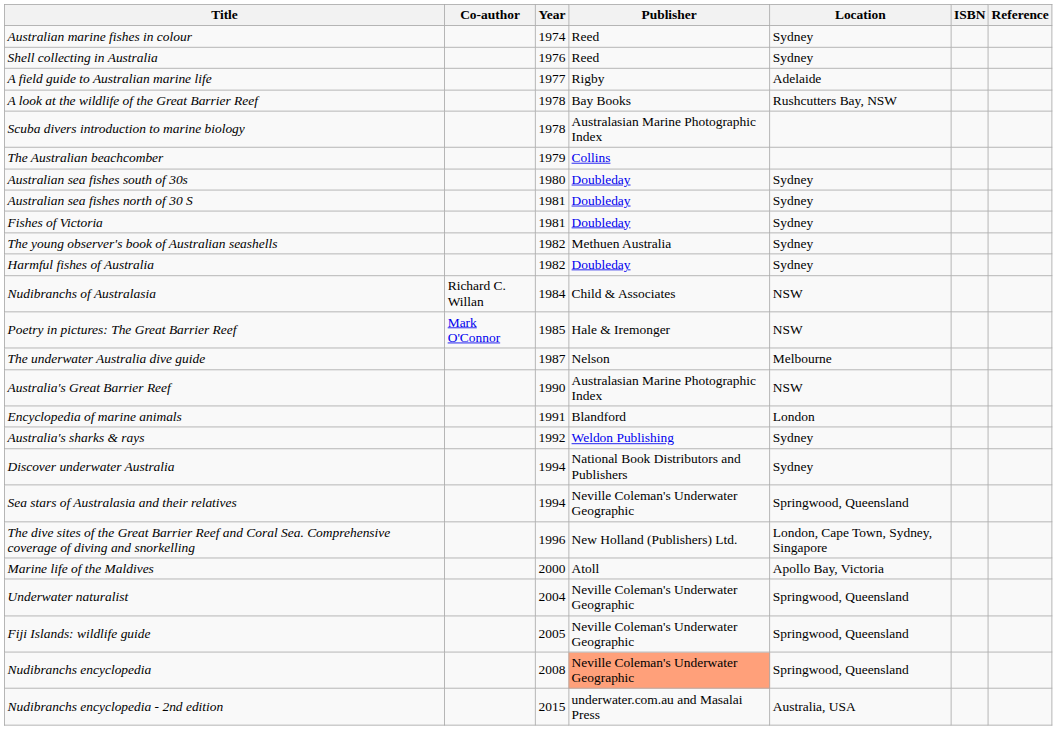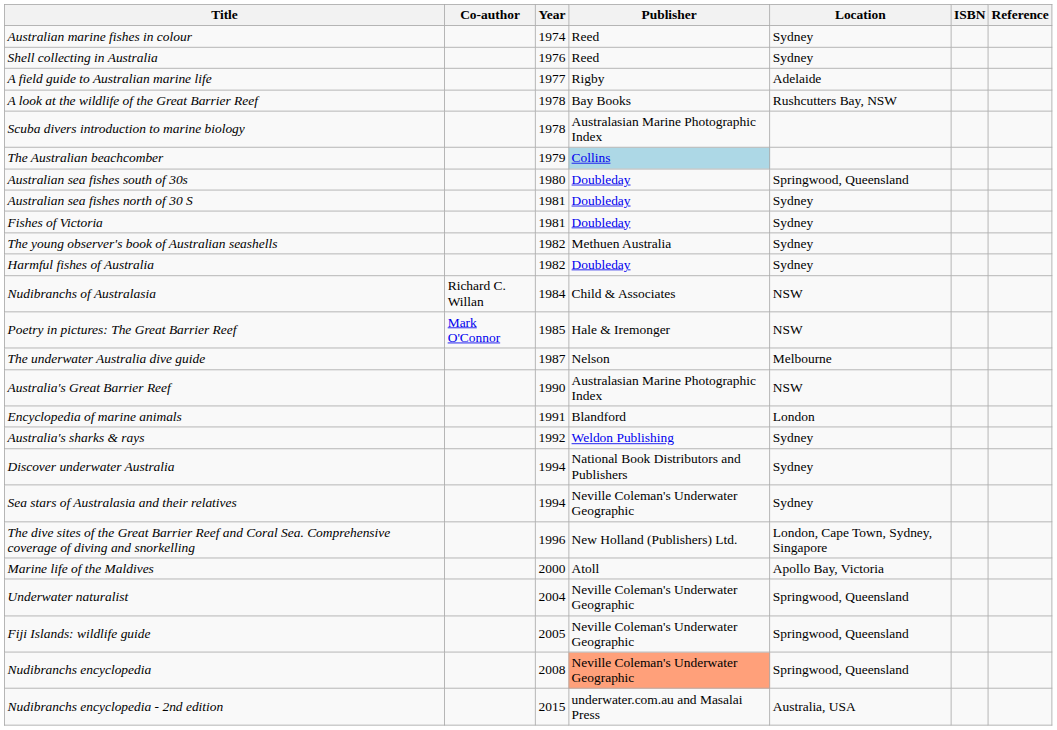(591, 158) no background -> (591, 158) lightblue background
(793, 179) Sydney -> (841, 179) Springwood, Queensland
(841, 503) Springwood, Queensland -> (793, 503) Sydney
